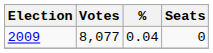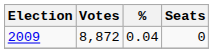(99, 38) 8,077 -> (99, 38) 8,872
